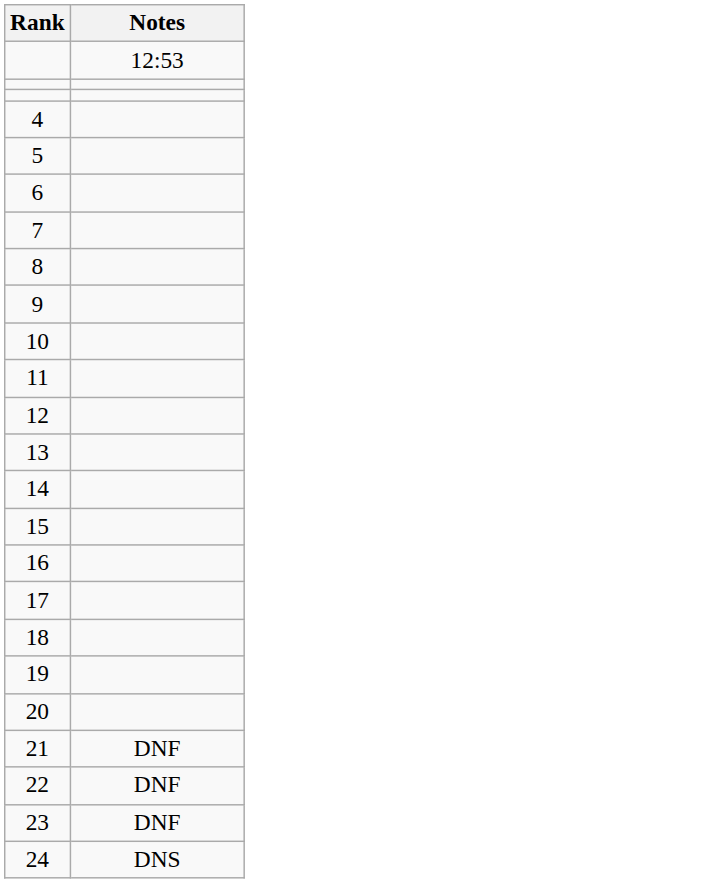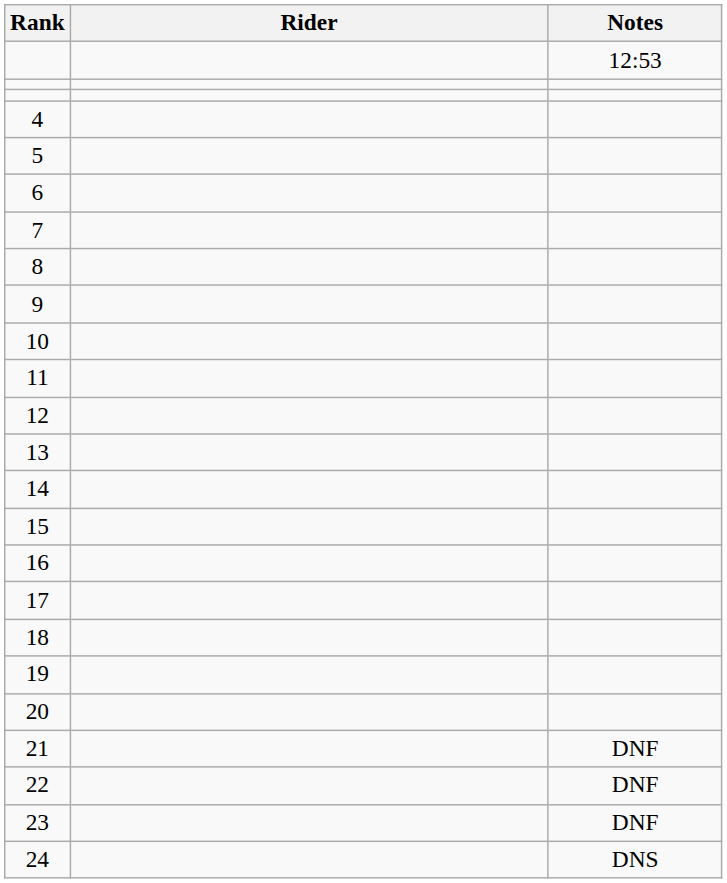+ column: (309, 23)
